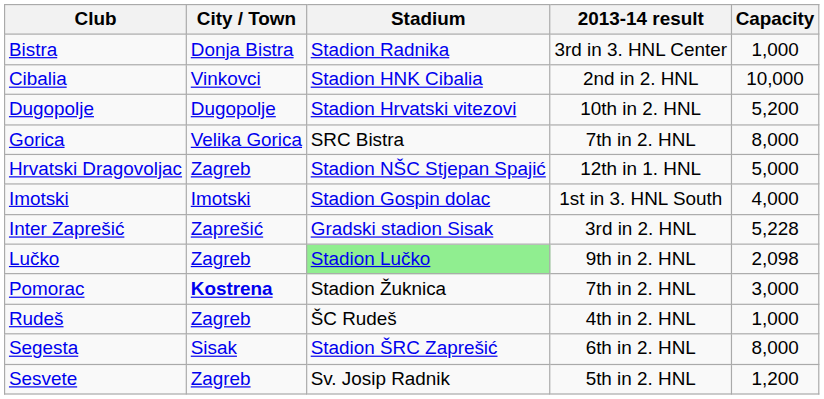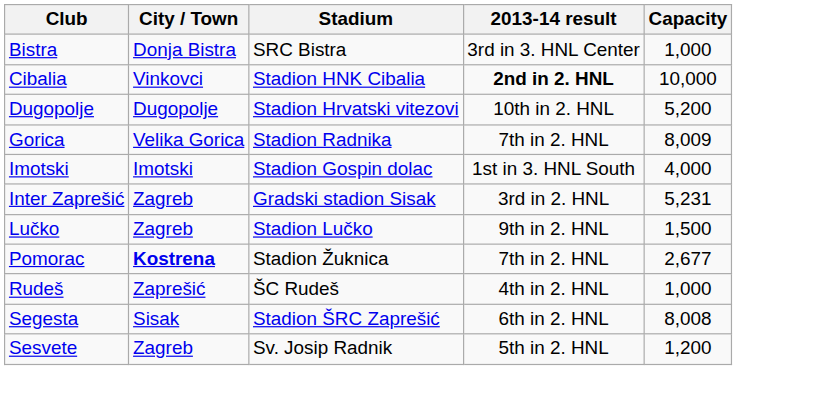(380, 49) Stadion Radnika -> (300, 49) SRC Bistra
(641, 79) normal -> (554, 79) bold
(357, 139) SRC Bistra -> (322, 139) Stadion Radnika
(775, 139) 8,000 -> (688, 139) 8,009
- row: (96, 169)
(227, 229) Zaprešić -> (163, 199) Zagreb
(775, 229) 5,228 -> (688, 199) 5,231
(371, 259) lightgreen background -> (313, 229) no background
(775, 259) 2,098 -> (688, 229) 1,500
(775, 288) 3,000 -> (688, 259) 2,677
(221, 318) Zagreb -> (169, 288) Zaprešić
(775, 348) 8,000 -> (688, 318) 8,008
